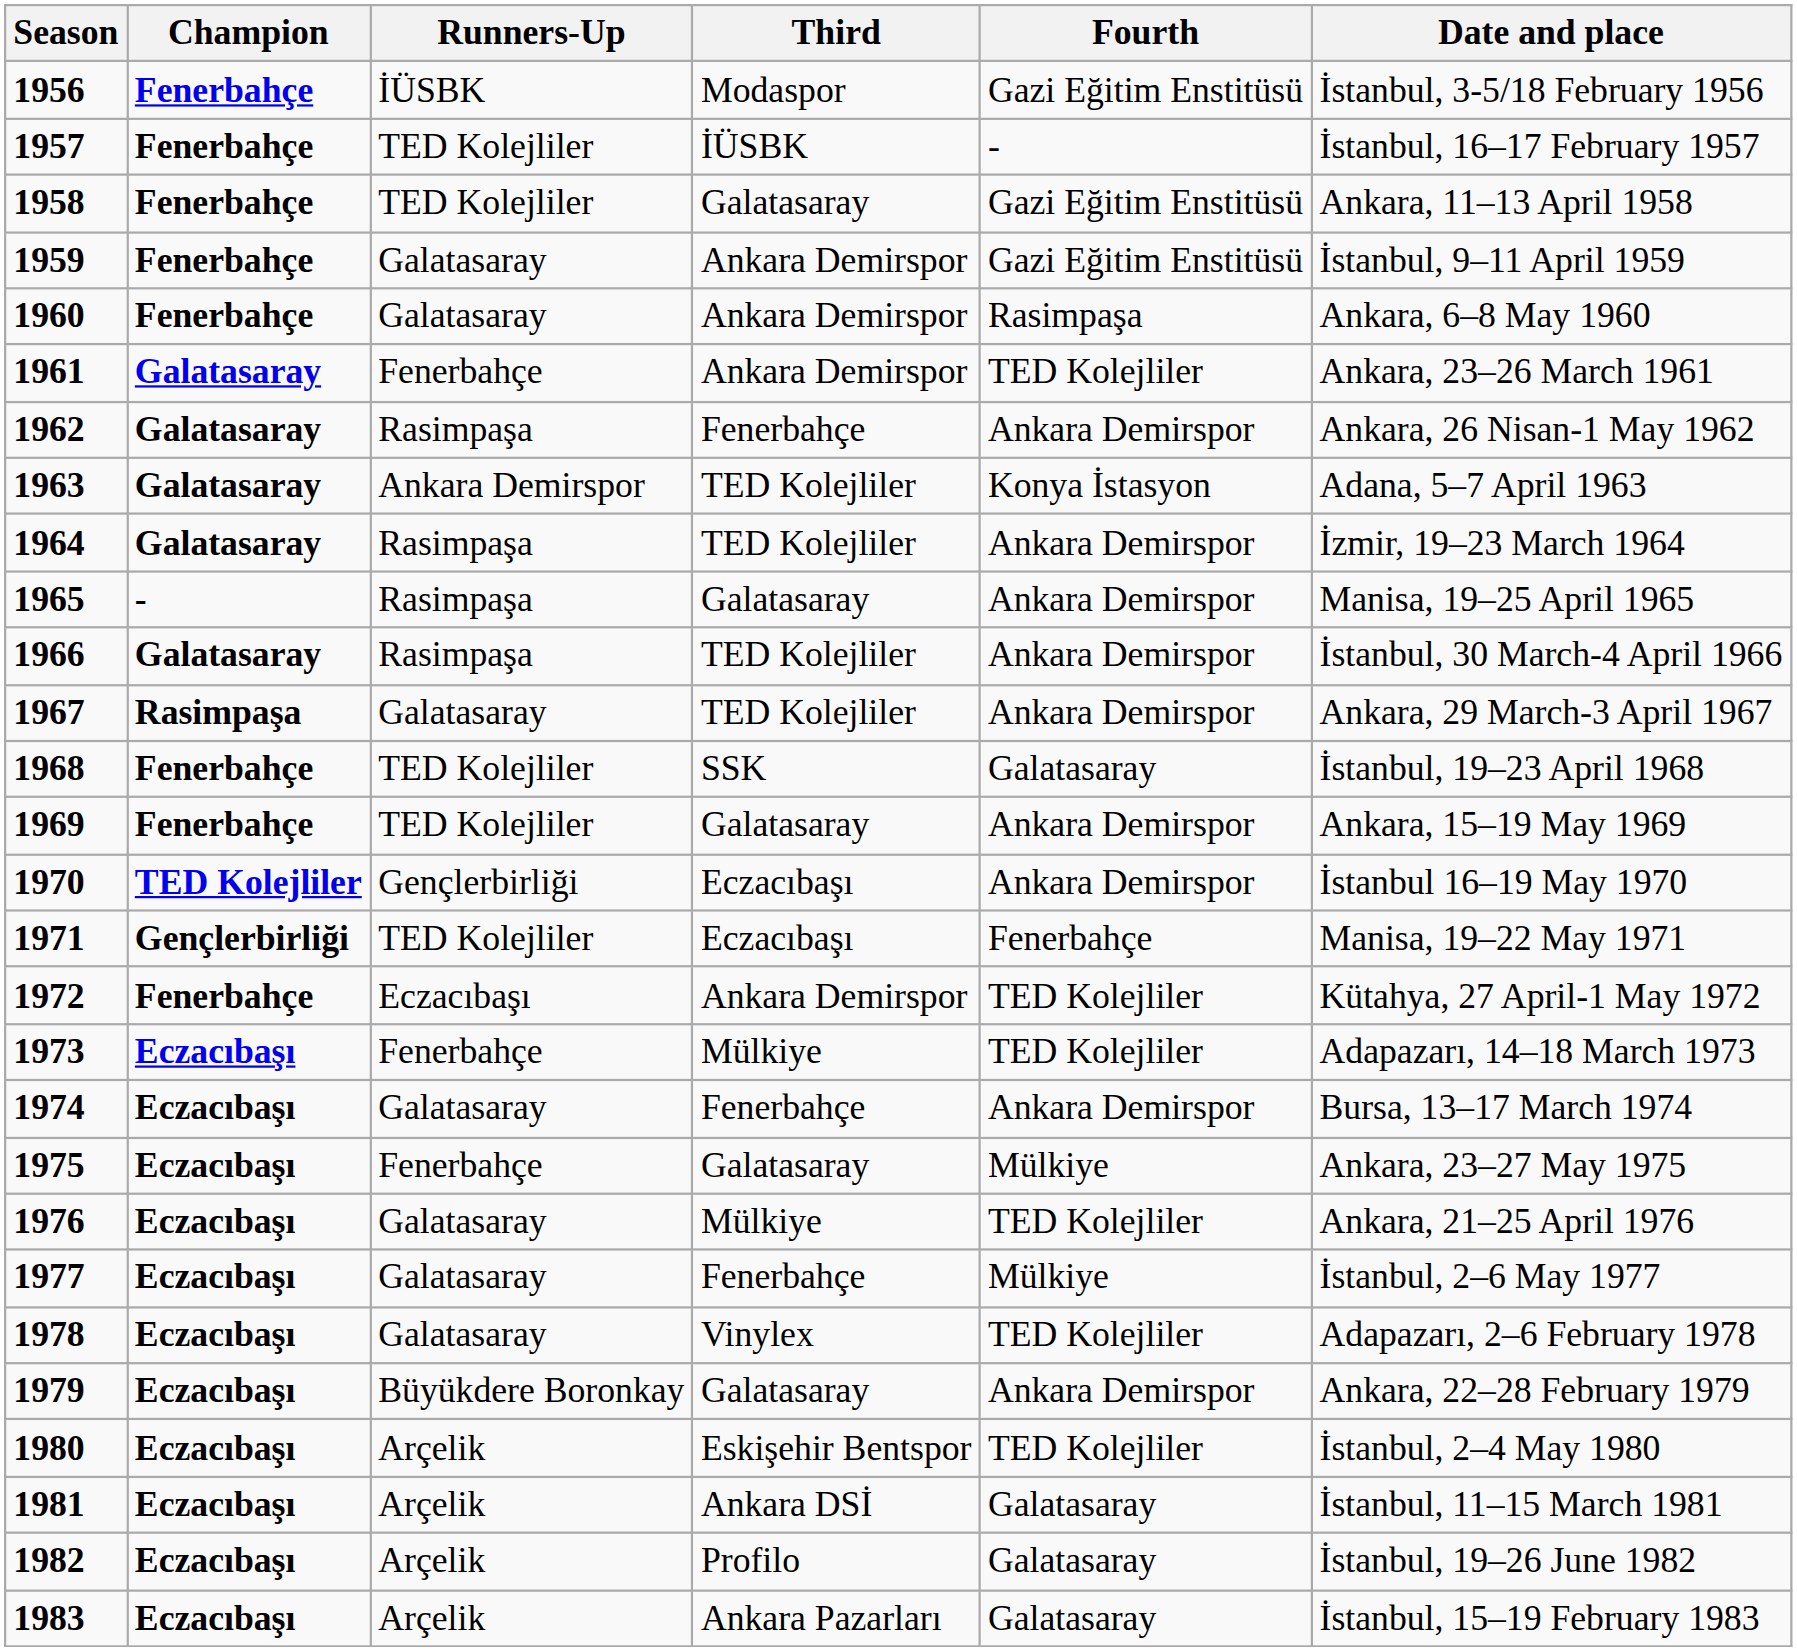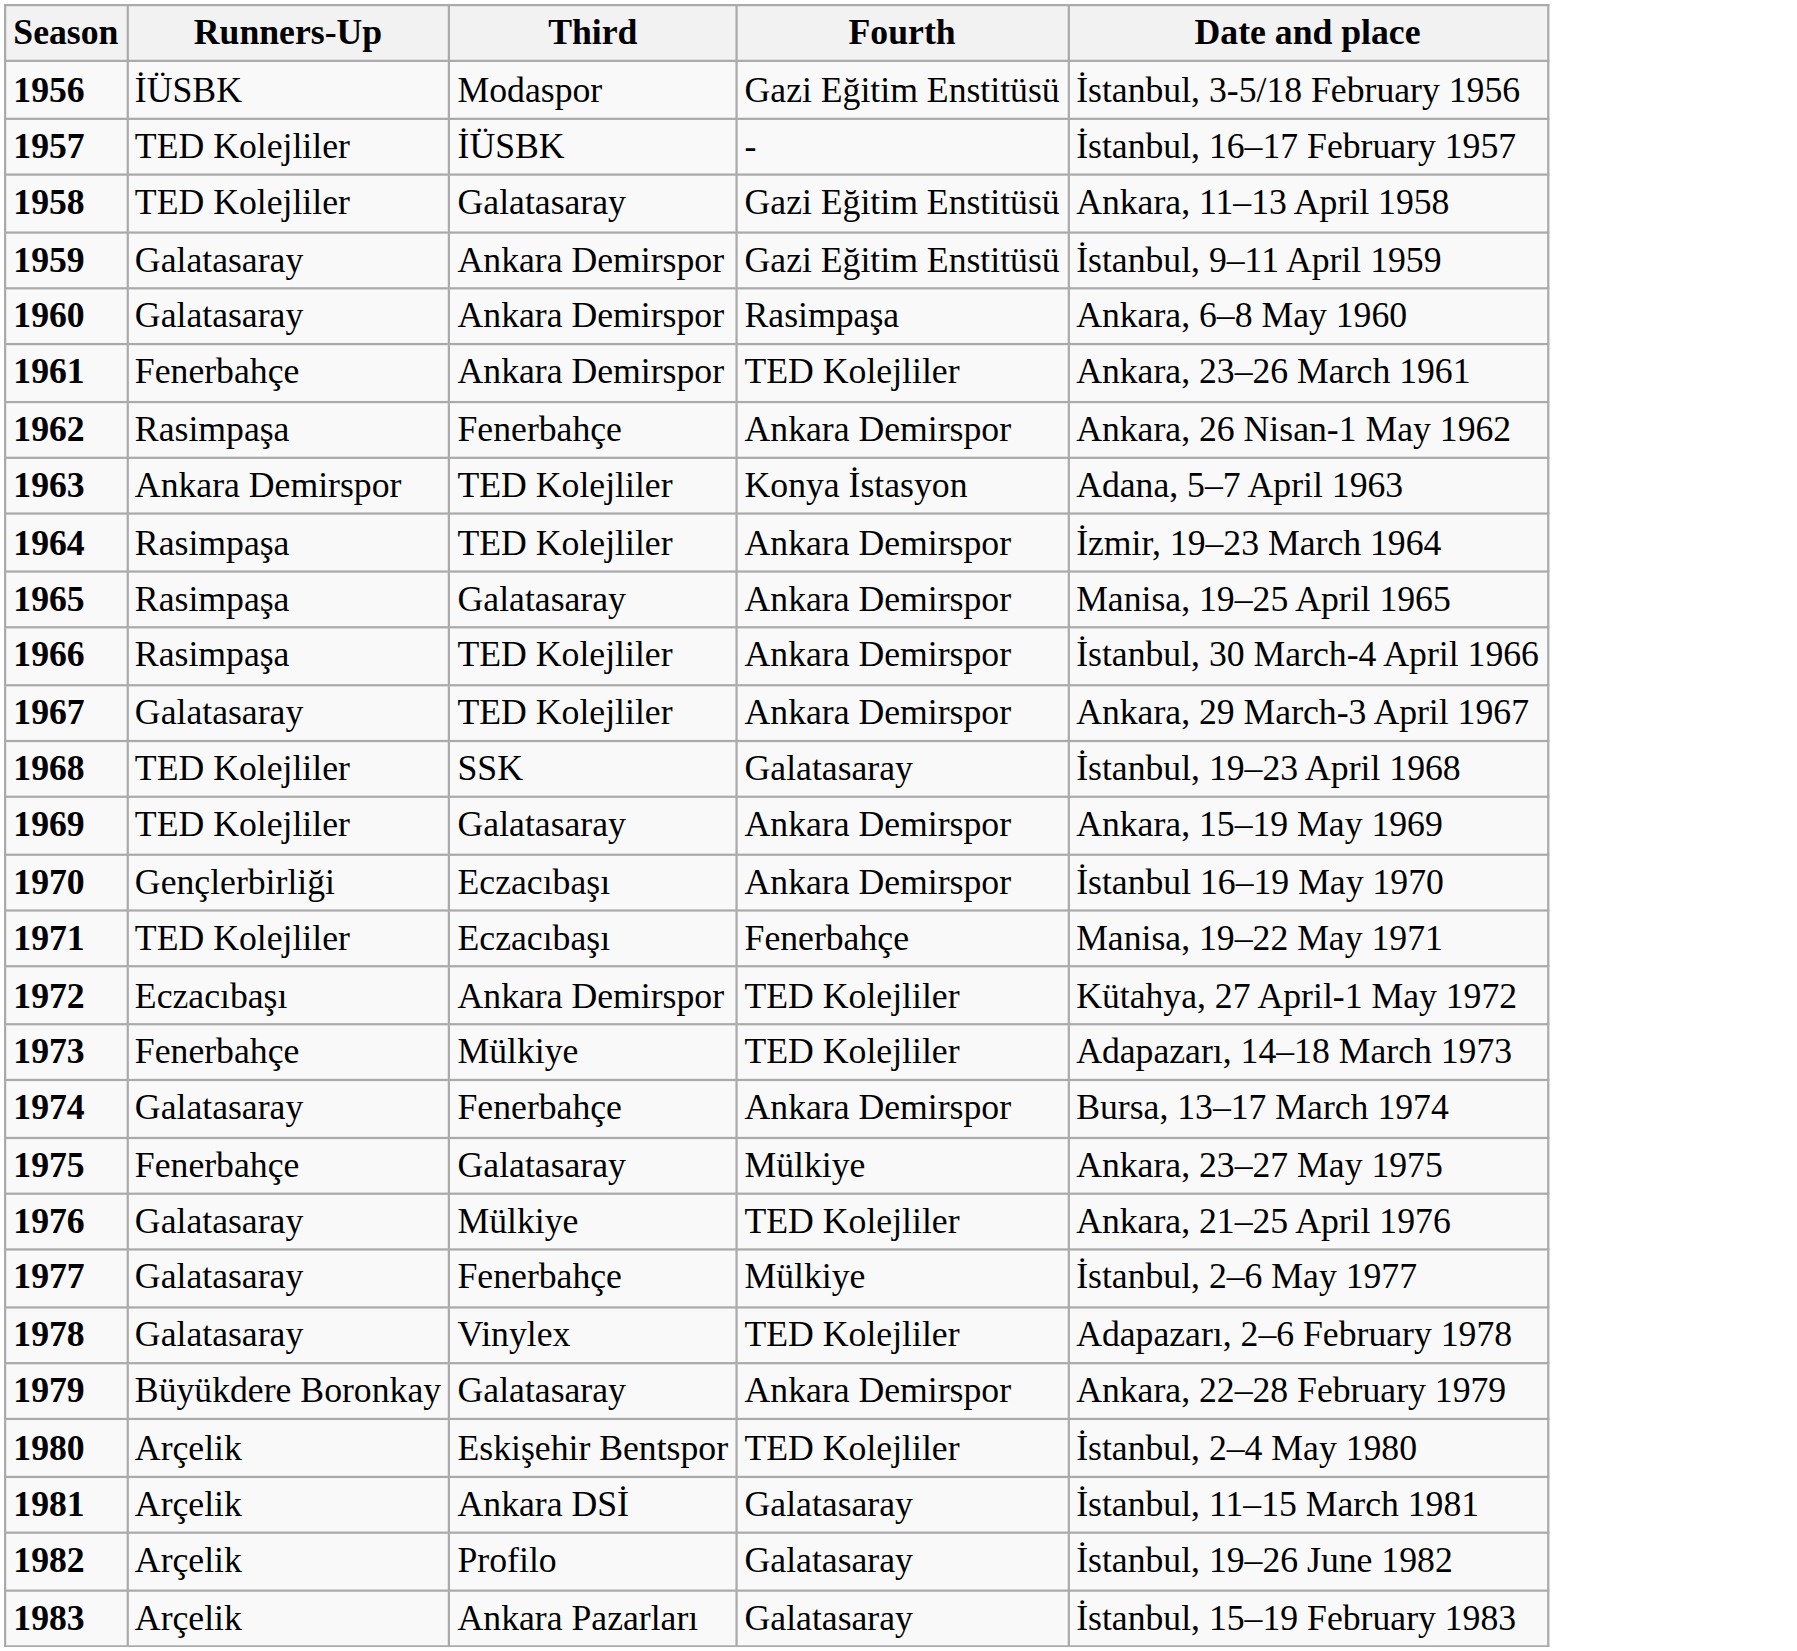- column: (248, 32)
